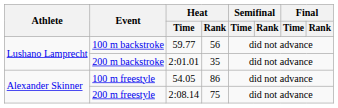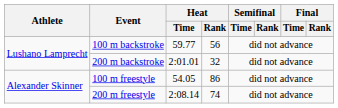(215, 62) 35 -> (215, 62) 32
(215, 95) 75 -> (215, 95) 74
